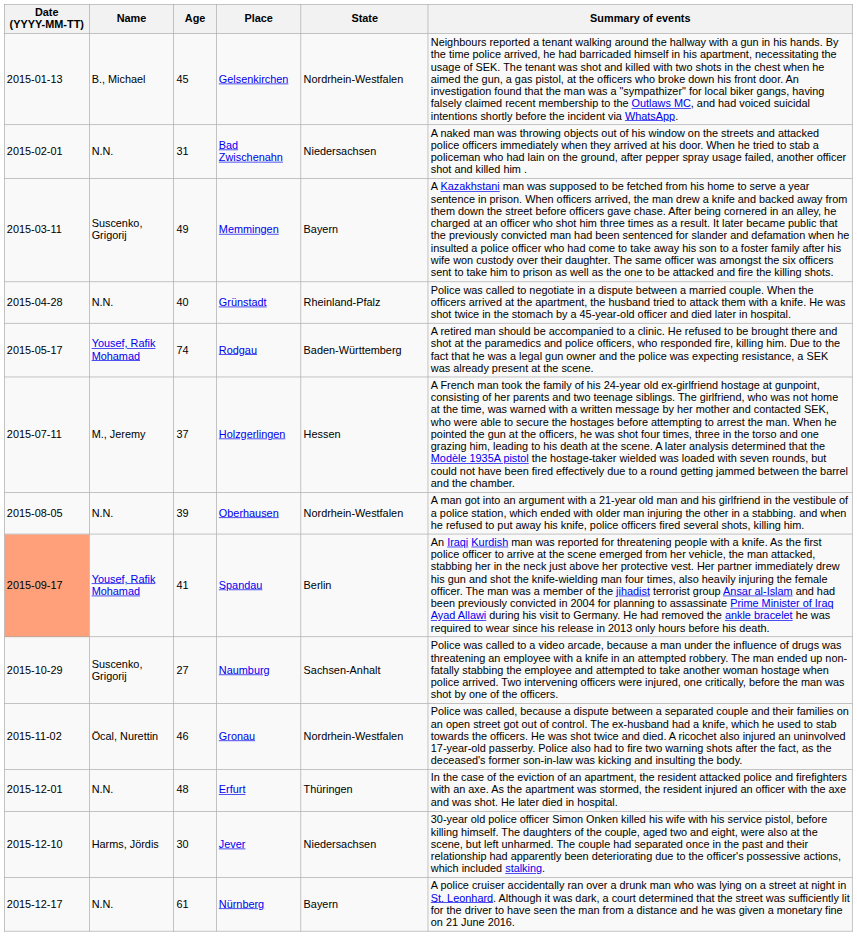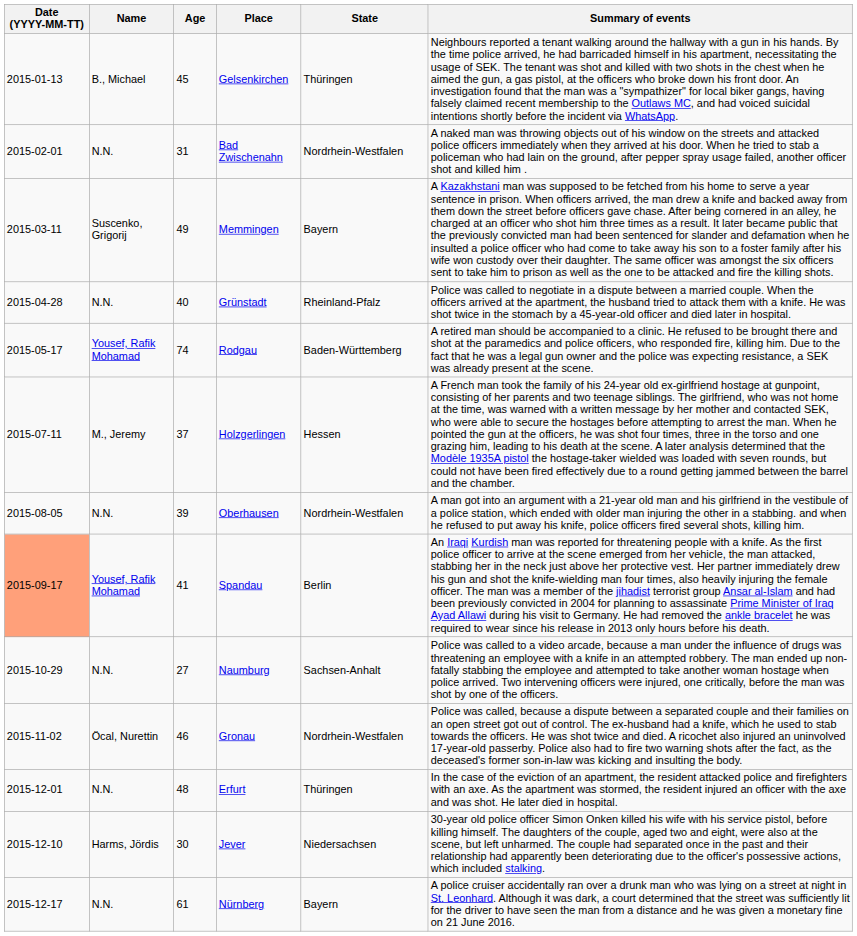(353, 79) Nordrhein-Westfalen -> (328, 79) Thüringen
(340, 151) Niedersachsen -> (353, 151) Nordrhein-Westfalen
(117, 670) Suscenko, Grigorij -> (103, 670) N.N.
